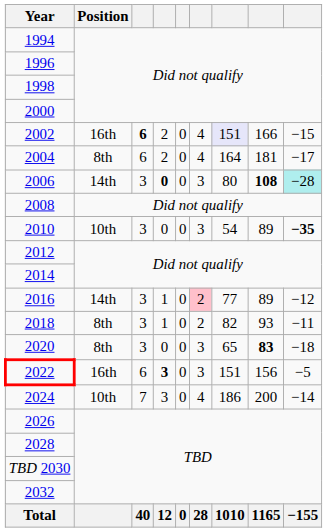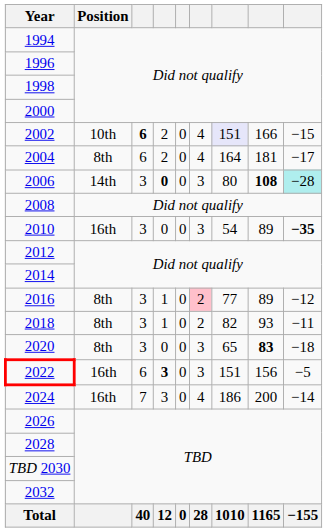(103, 134) 16th -> (103, 134) 10th
(103, 228) 10th -> (103, 228) 16th
(103, 299) 14th -> (103, 299) 8th
(103, 397) 10th -> (103, 397) 16th
